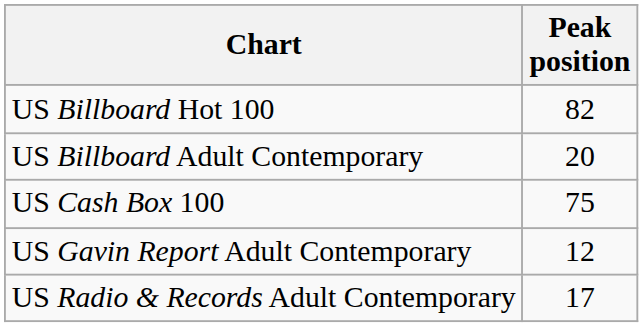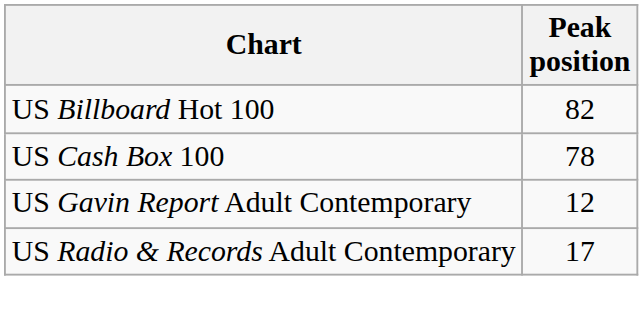- row: (217, 155)
(580, 203) 75 -> (580, 155) 78
